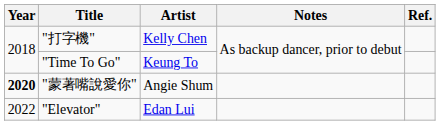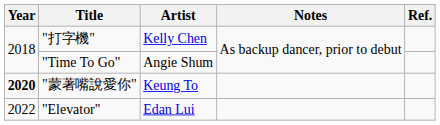(171, 62) Keung To -> (178, 62) Angie Shum
(178, 85) Angie Shum -> (171, 85) Keung To
